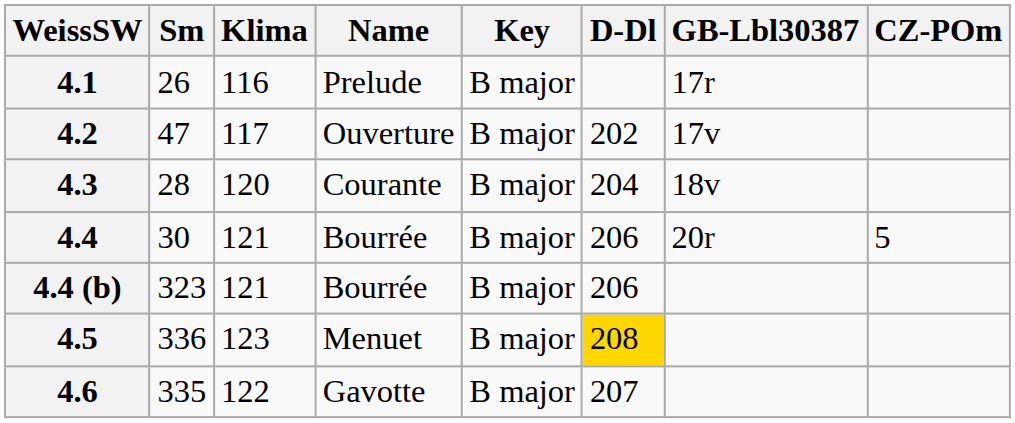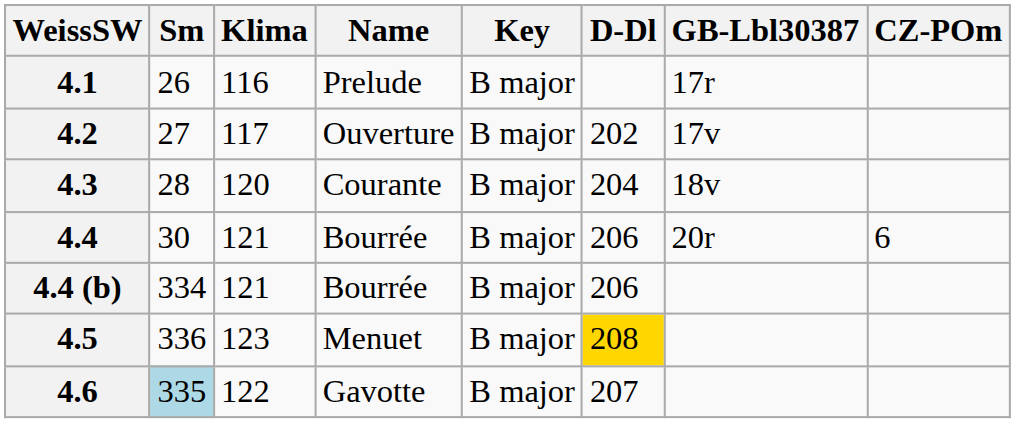(174, 133) 47 -> (174, 133) 27
(882, 236) 5 -> (882, 236) 6
(182, 287) 323 -> (182, 287) 334
(182, 390) no background -> (182, 390) lightblue background
